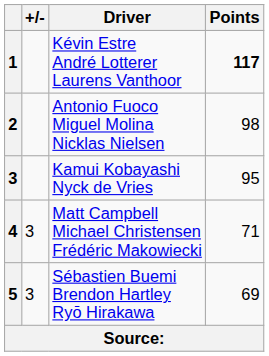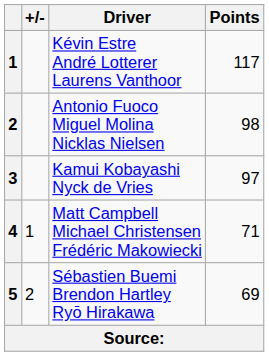(246, 62) bold -> (247, 62) normal
(250, 178) 95 -> (250, 178) 97
(30, 232) 3 -> (30, 232) 1
(30, 295) 3 -> (30, 295) 2
